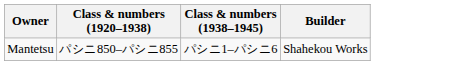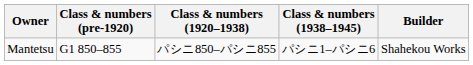+ column: (106, 21)
